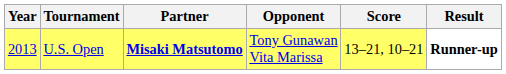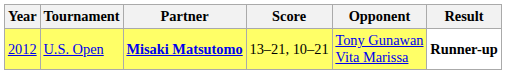columns swapped: (294, 16) <-> (384, 16)
(22, 49) 2013 -> (22, 49) 2012
